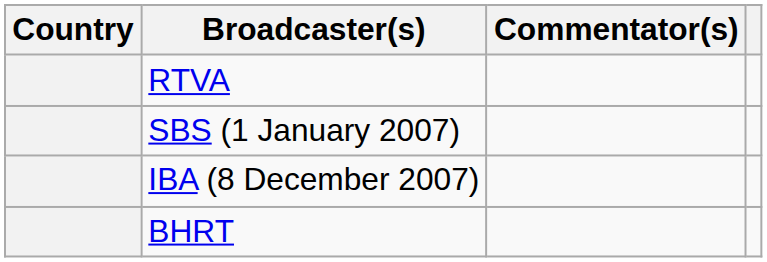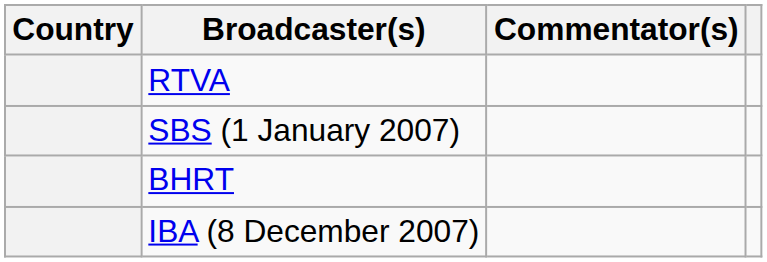rows swapped: (191, 230) <-> (314, 180)
